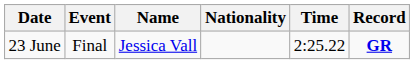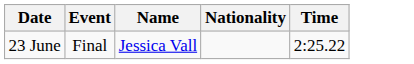- column: (379, 17)
